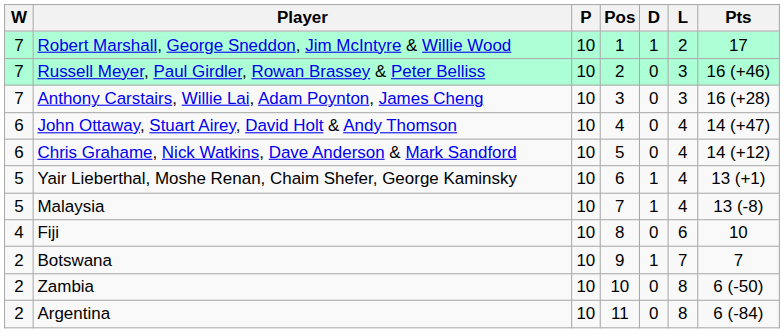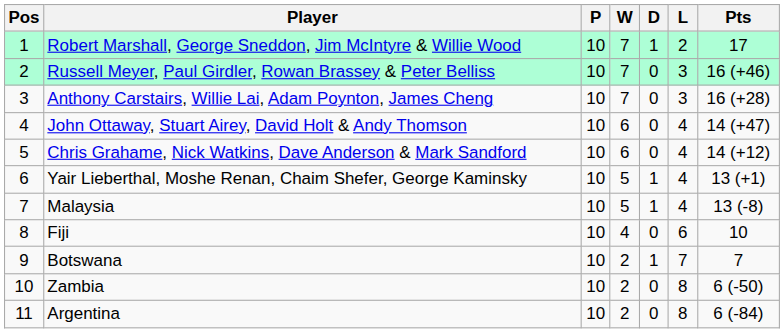columns swapped: (620, 17) <-> (19, 17)
